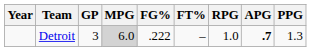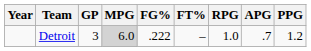(267, 36) bold -> (267, 36) normal
(295, 36) 1.3 -> (295, 36) 1.2
